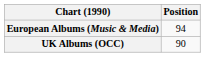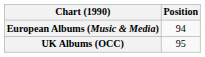(181, 44) 90 -> (181, 44) 95
